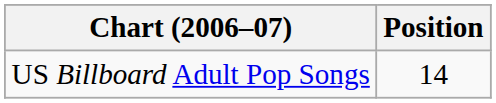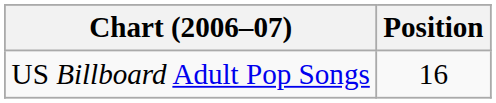(433, 73) 14 -> (433, 73) 16
